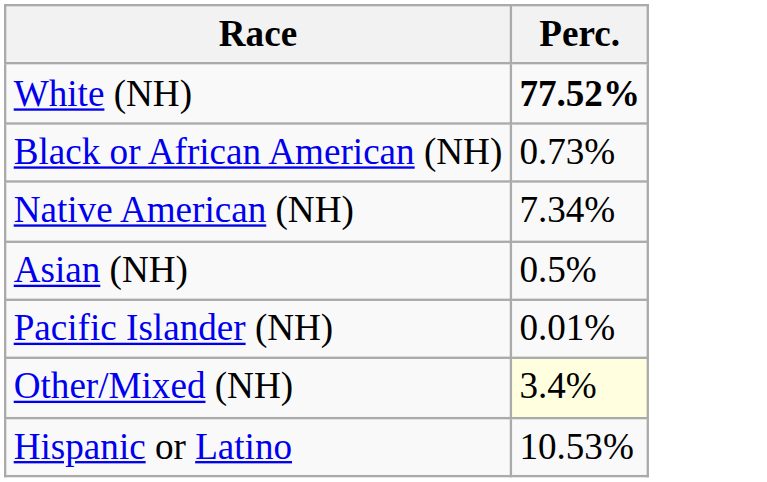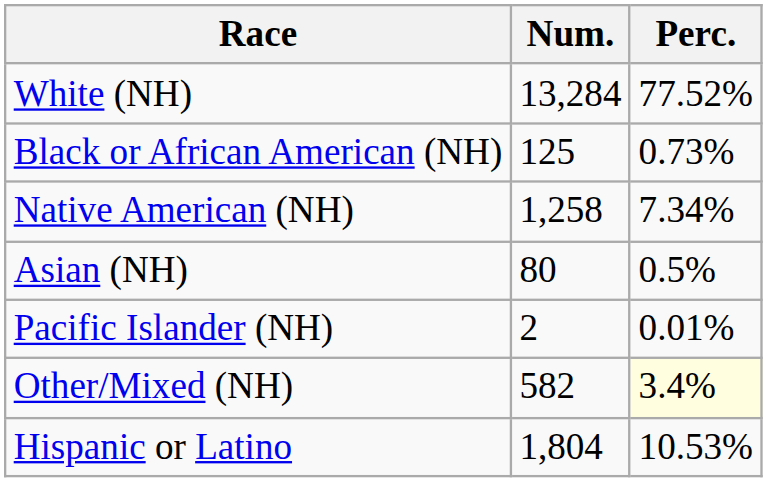+ column: (570, 33)
(580, 92) bold -> (696, 92) normal
